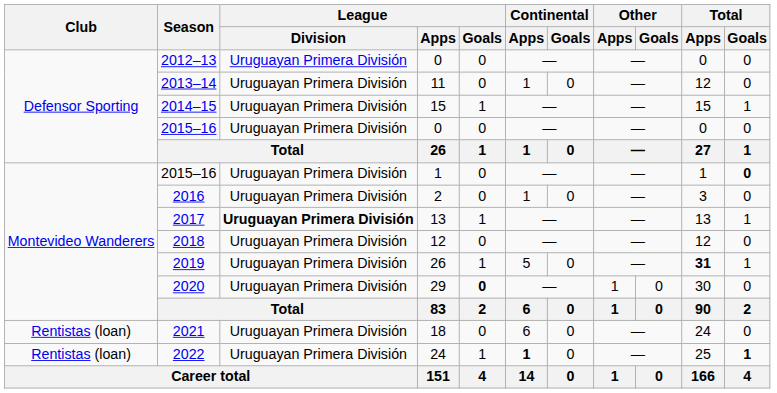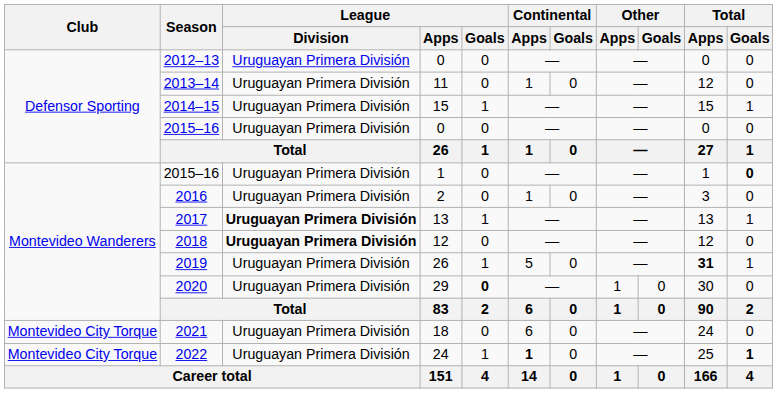(318, 241) normal -> (321, 241) bold
(81, 331) Rentistas (loan) -> (82, 331) Montevideo City Torque
(81, 354) Rentistas (loan) -> (82, 354) Montevideo City Torque
